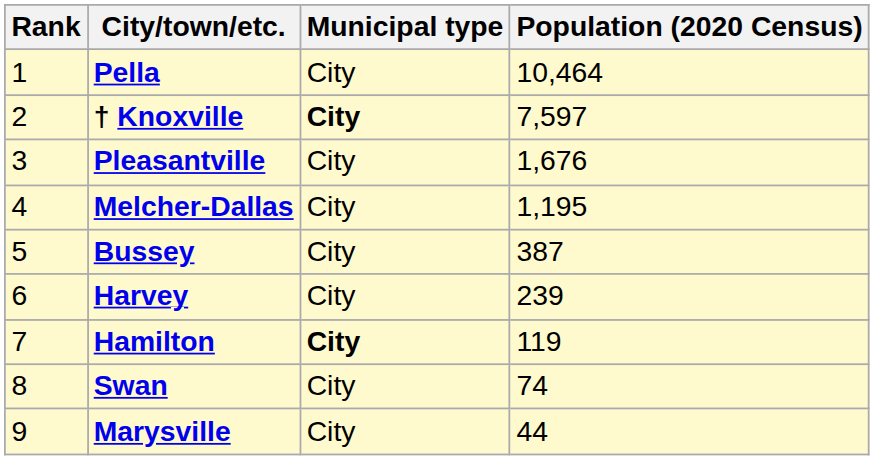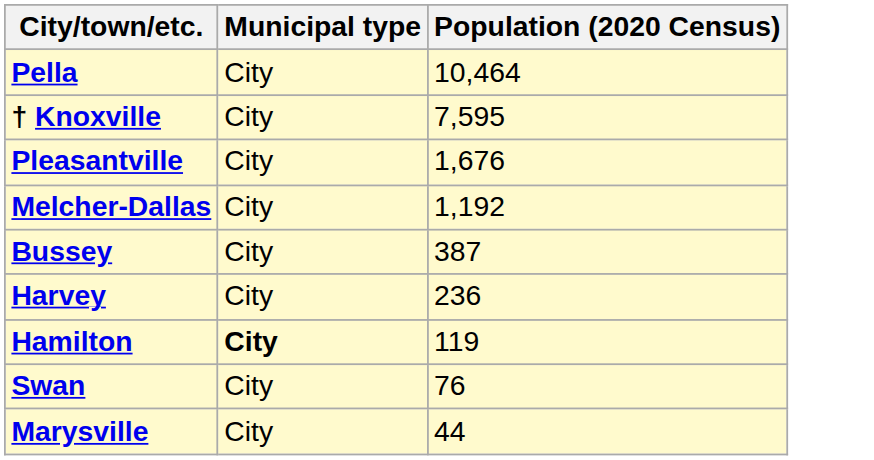- column: (46, 26)
(333, 116) bold -> (249, 116) normal
(552, 116) 7,597 -> (470, 116) 7,595
(552, 206) 1,195 -> (470, 206) 1,192
(540, 296) 239 -> (458, 296) 236
(532, 386) 74 -> (450, 386) 76
